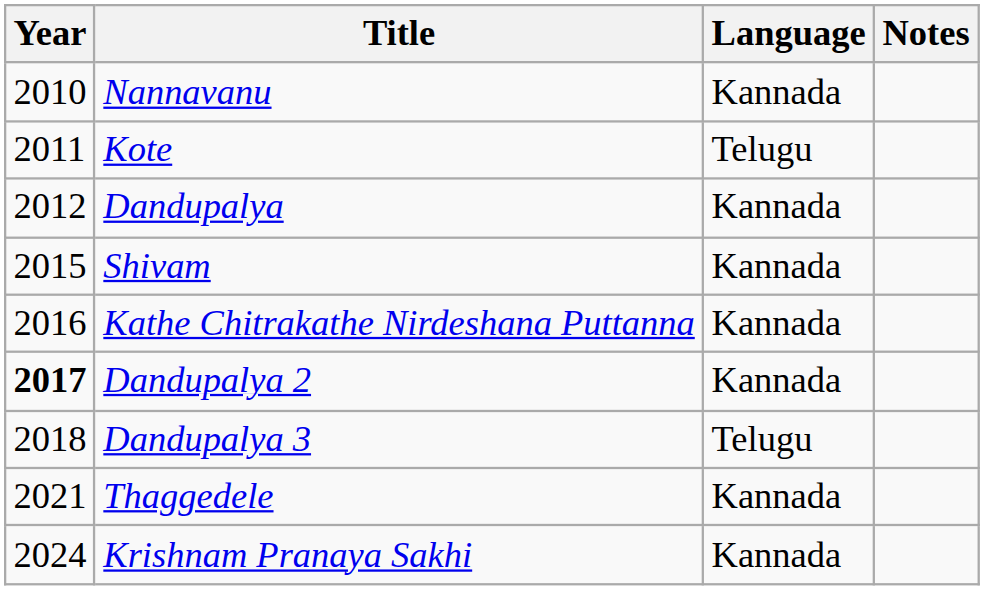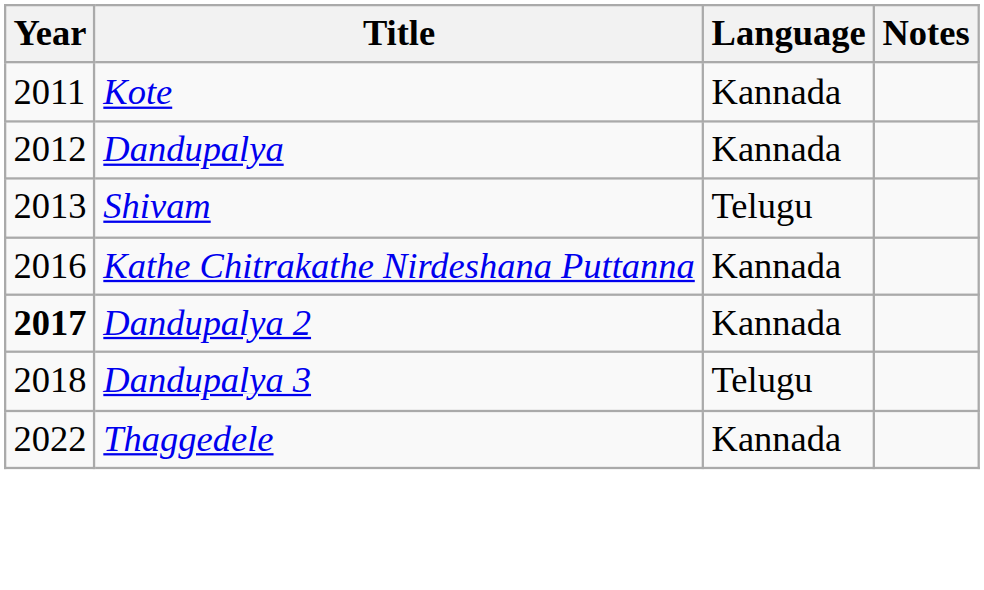- row: (187, 91)
(762, 149) Telugu -> (776, 91) Kannada
(50, 264) 2015 -> (50, 206) 2013
(776, 264) Kannada -> (762, 206) Telugu
(50, 496) 2021 -> (50, 438) 2022
- row: (288, 554)
